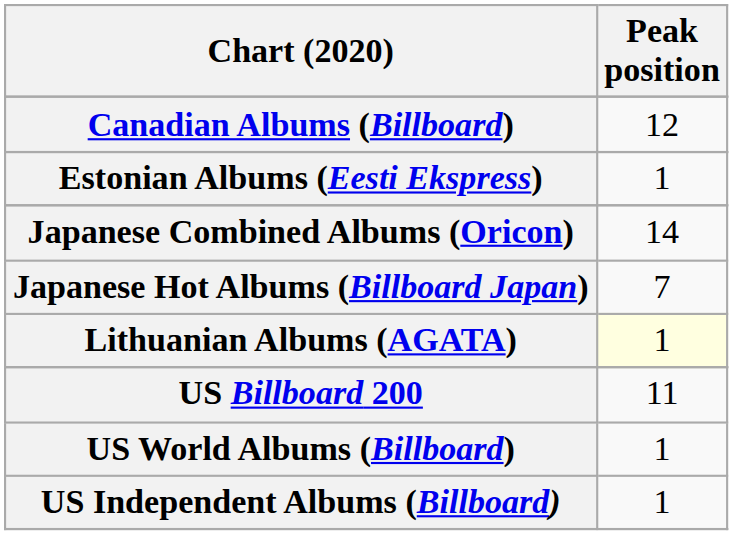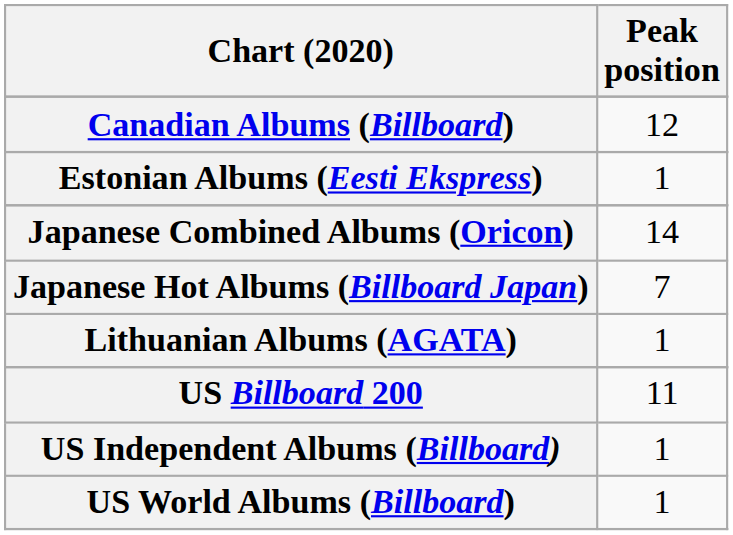(662, 340) lightyellow background -> (662, 340) no background
rows swapped: (301, 448) <-> (301, 502)
